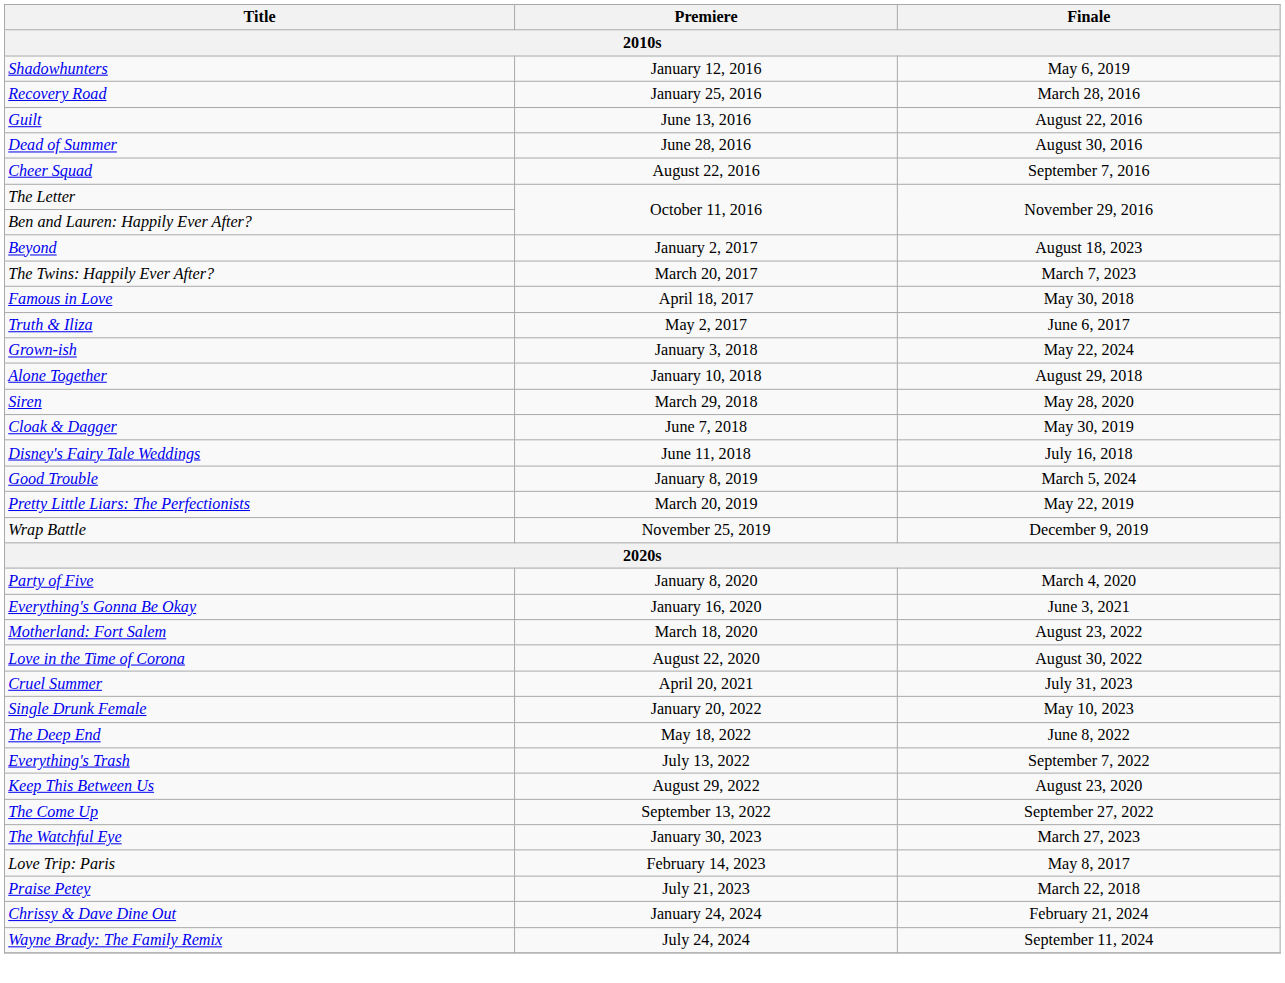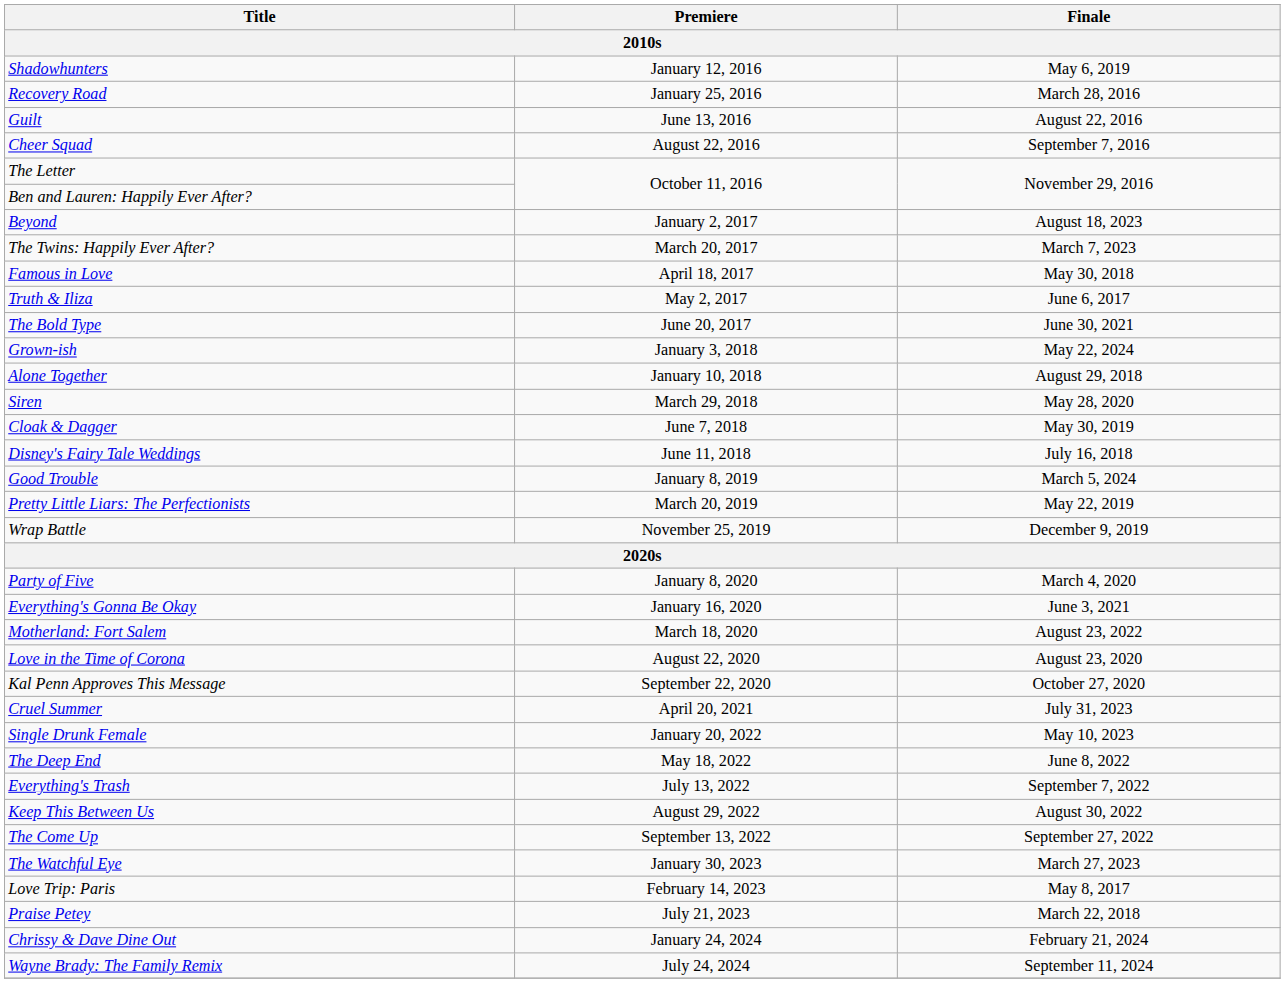- row: (63, 145)
+ row: (55, 324)
(1089, 658) August 30, 2022 -> (1089, 658) August 23, 2020
+ row: (117, 683)
(1089, 786) August 23, 2020 -> (1089, 811) August 30, 2022
